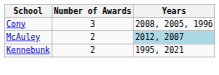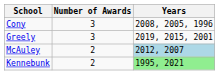+ row: (21, 37)
(159, 50) no background -> (159, 63) lightgreen background
